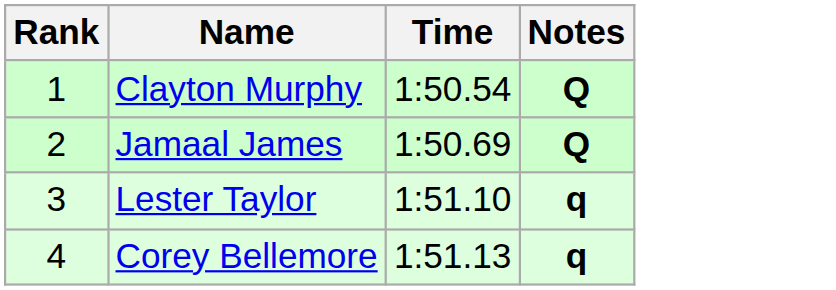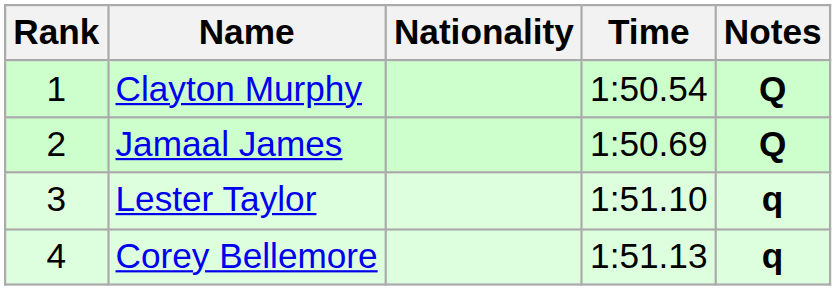+ column: (484, 32)
